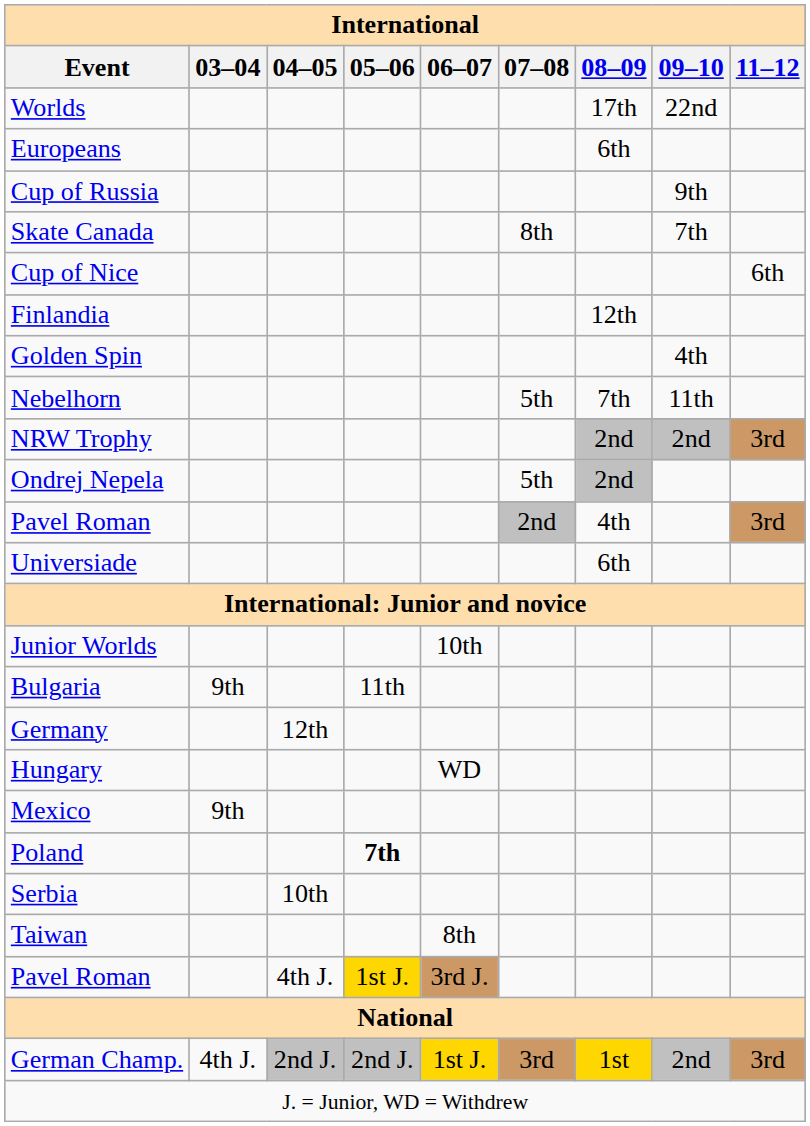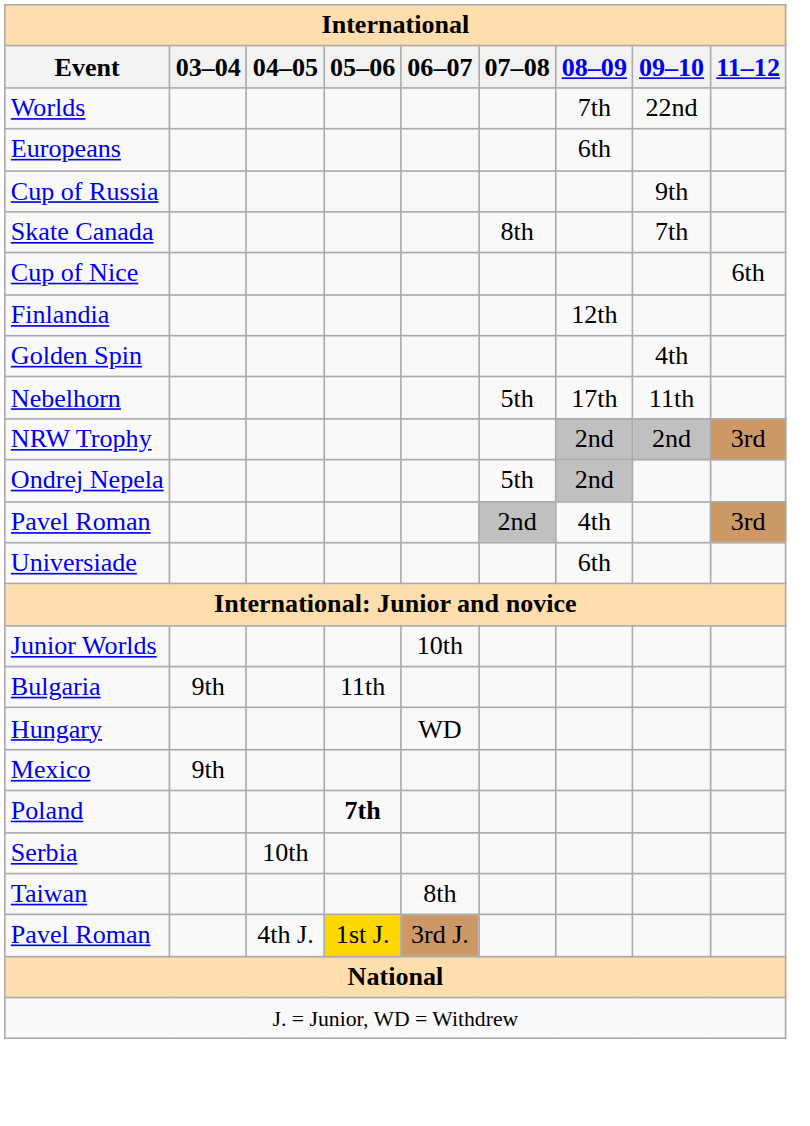(614, 107) 17th -> (594, 107) 7th
(614, 397) 7th -> (594, 397) 17th
- row: (59, 728)
- row: (97, 1059)
